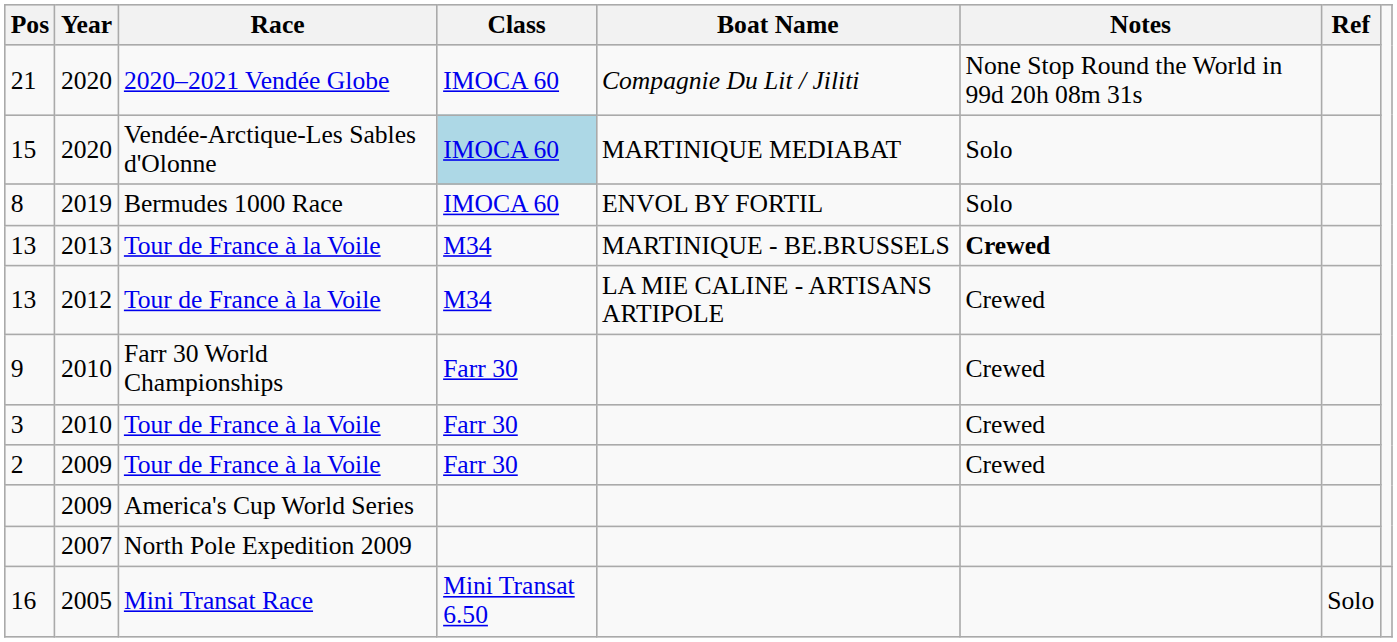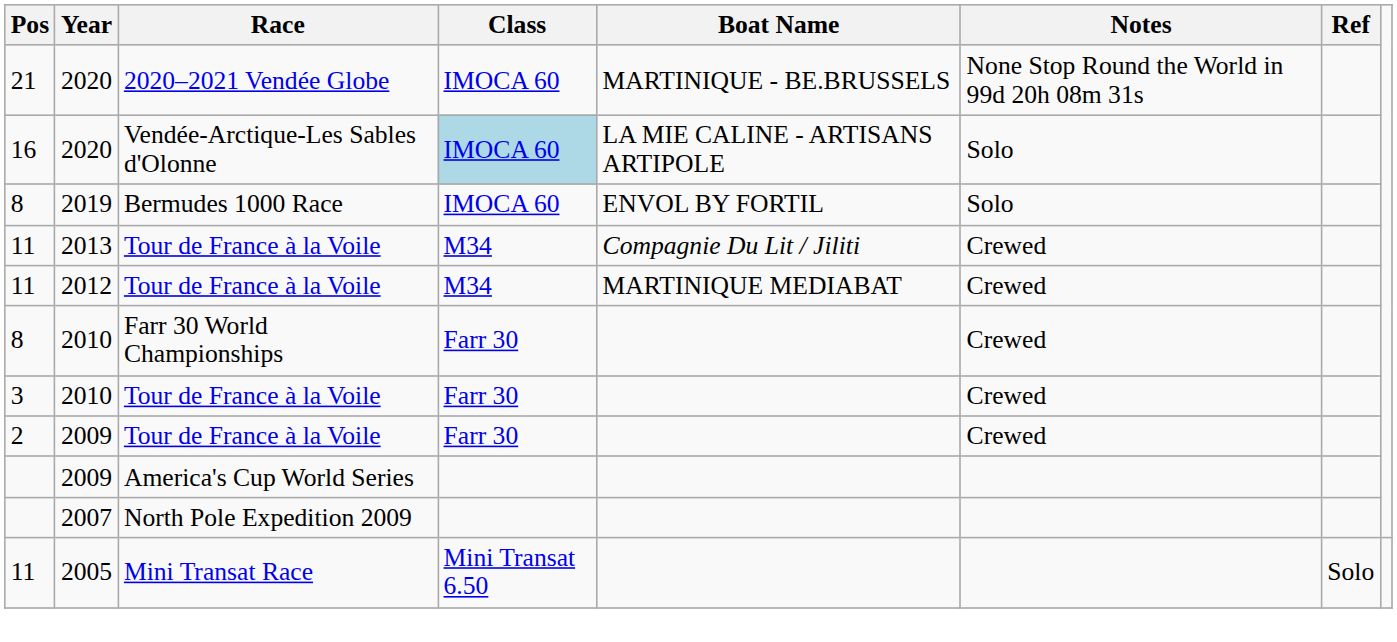(731, 79) Compagnie Du Lit / Jiliti -> (776, 79) MARTINIQUE - BE.BRUSSELS
(24, 149) 15 -> (24, 149) 16
(752, 149) MARTINIQUE MEDIABAT -> (768, 149) LA MIE CALINE - ARTISANS ARTIPOLE
(24, 244) 13 -> (23, 244) 11
(776, 244) MARTINIQUE - BE.BRUSSELS -> (731, 244) Compagnie Du Lit / Jiliti
(1008, 244) bold -> (1006, 244) normal
(24, 299) 13 -> (23, 285) 11
(767, 299) LA MIE CALINE - ARTISANS ARTIPOLE -> (752, 285) MARTINIQUE MEDIABAT
(17, 369) 9 -> (17, 340) 8
(24, 601) 16 -> (23, 572) 11
